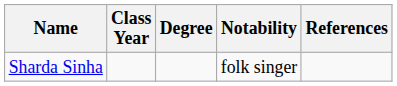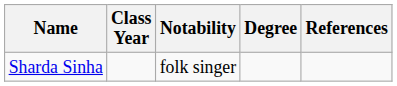columns swapped: (186, 28) <-> (259, 28)
